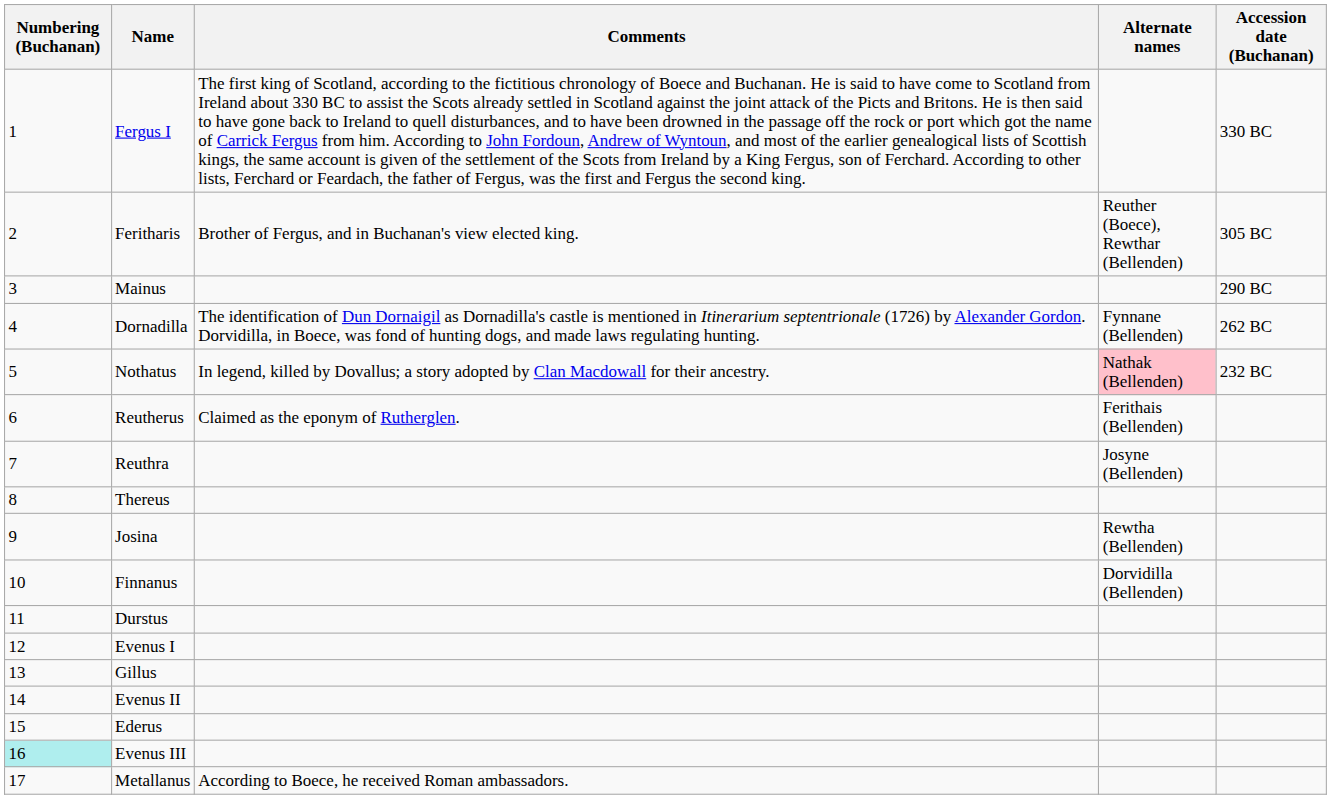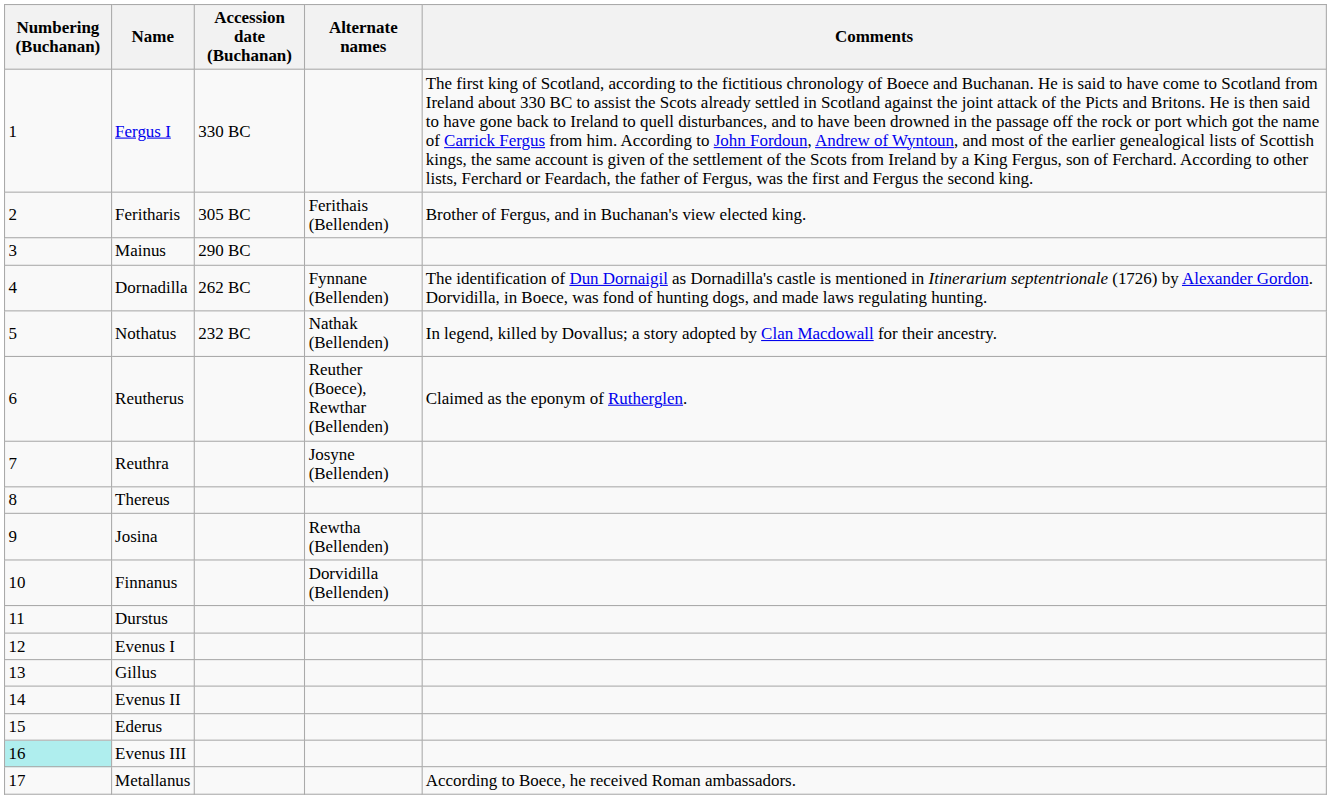columns swapped: (1271, 37) <-> (647, 37)
(1143, 233) Reuther (Boece), Rewthar (Bellenden) -> (349, 214) Ferithais (Bellenden)
(1143, 371) pink background -> (349, 333) no background
(1143, 417) Ferithais (Bellenden) -> (349, 398) Reuther (Boece), Rewthar (Bellenden)
